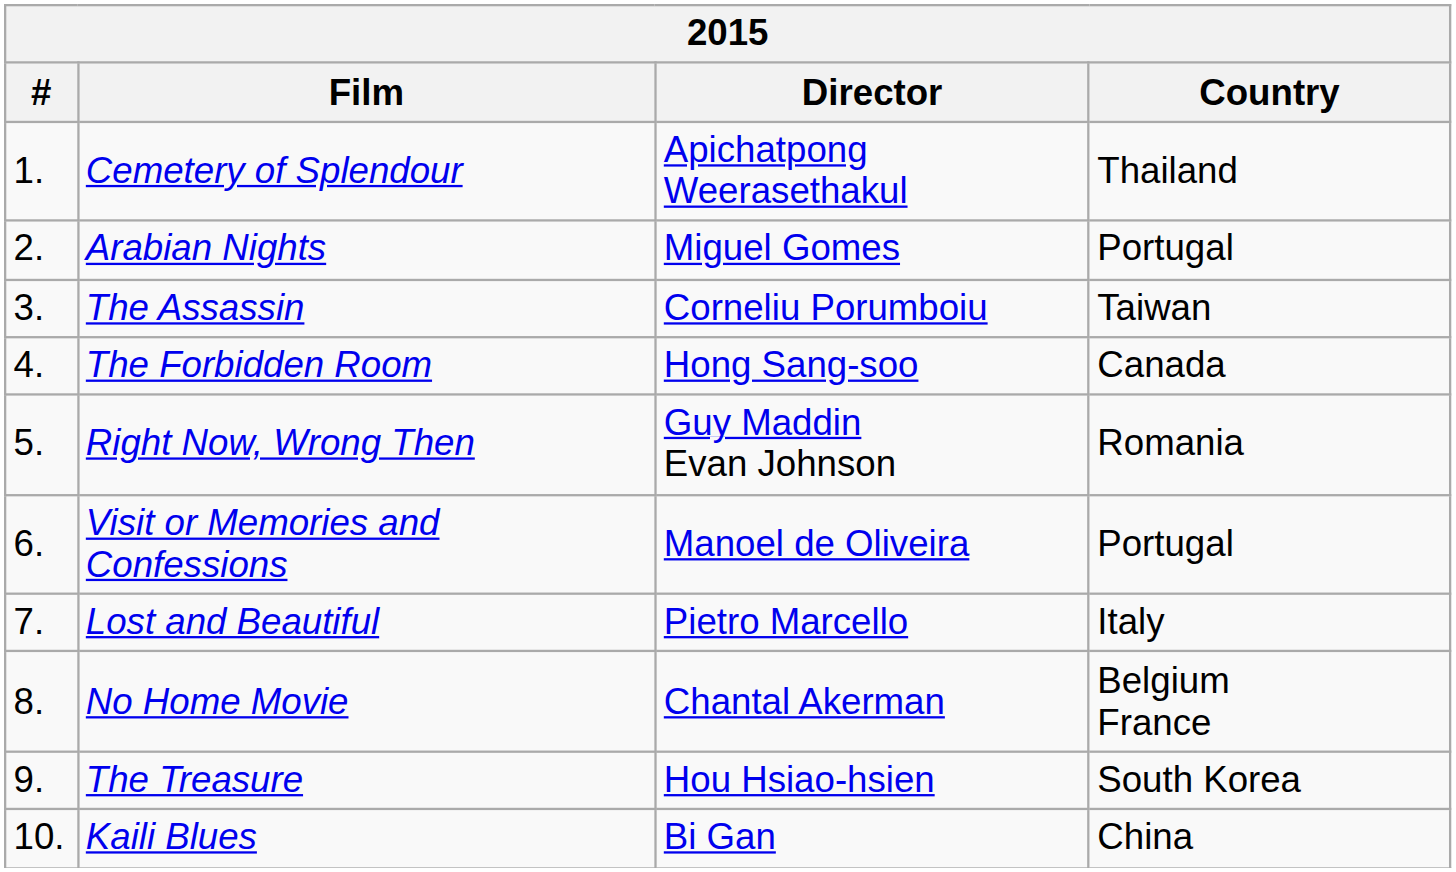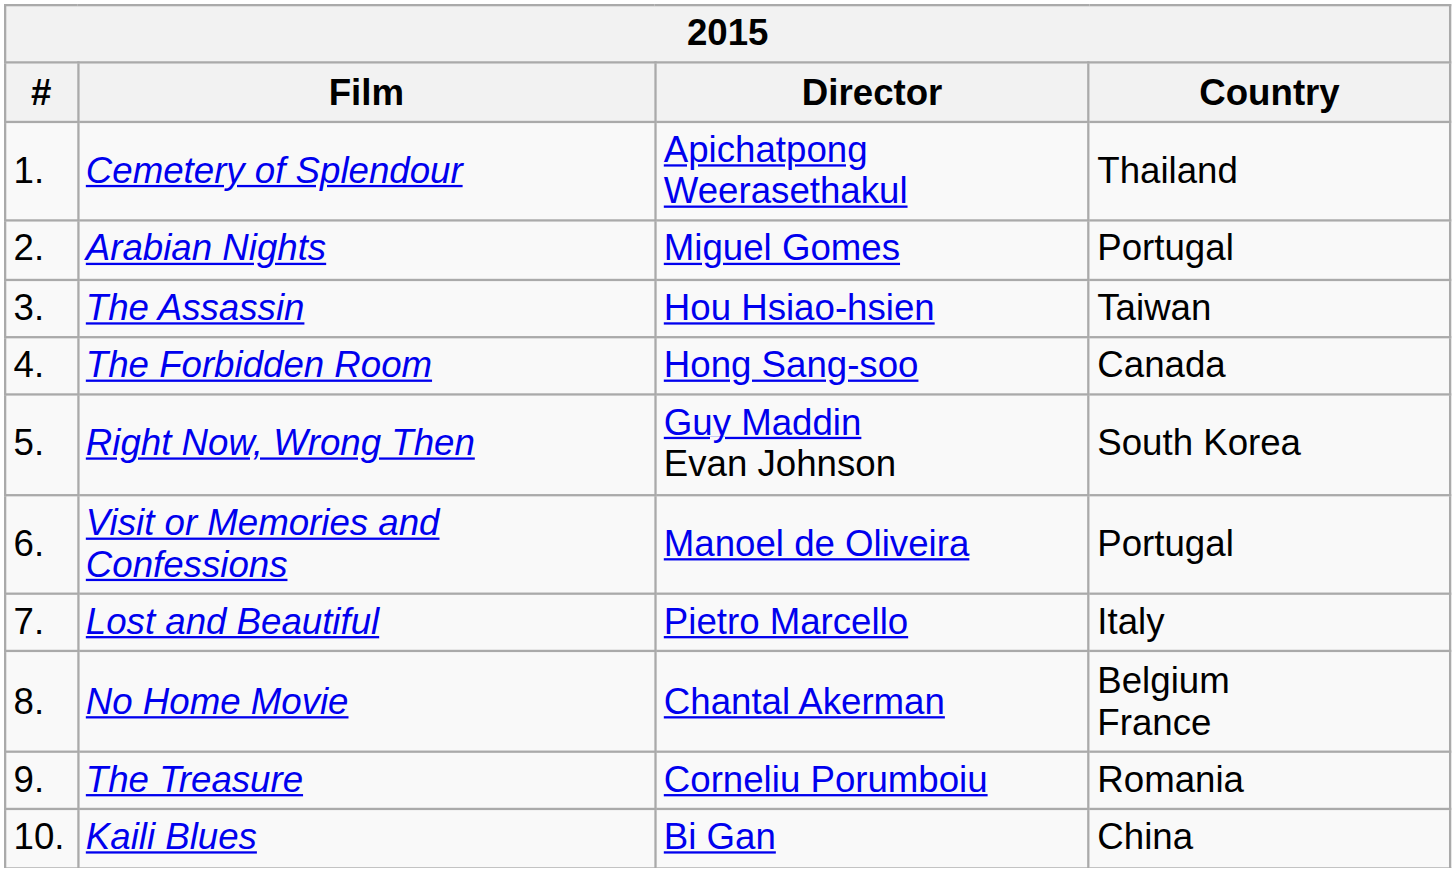(826, 307) Corneliu Porumboiu -> (799, 307) Hou Hsiao-hsien
(1171, 444) Romania -> (1199, 444) South Korea
(799, 779) Hou Hsiao-hsien -> (826, 779) Corneliu Porumboiu
(1199, 779) South Korea -> (1171, 779) Romania
